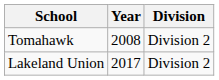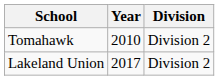(126, 39) 2008 -> (126, 39) 2010
